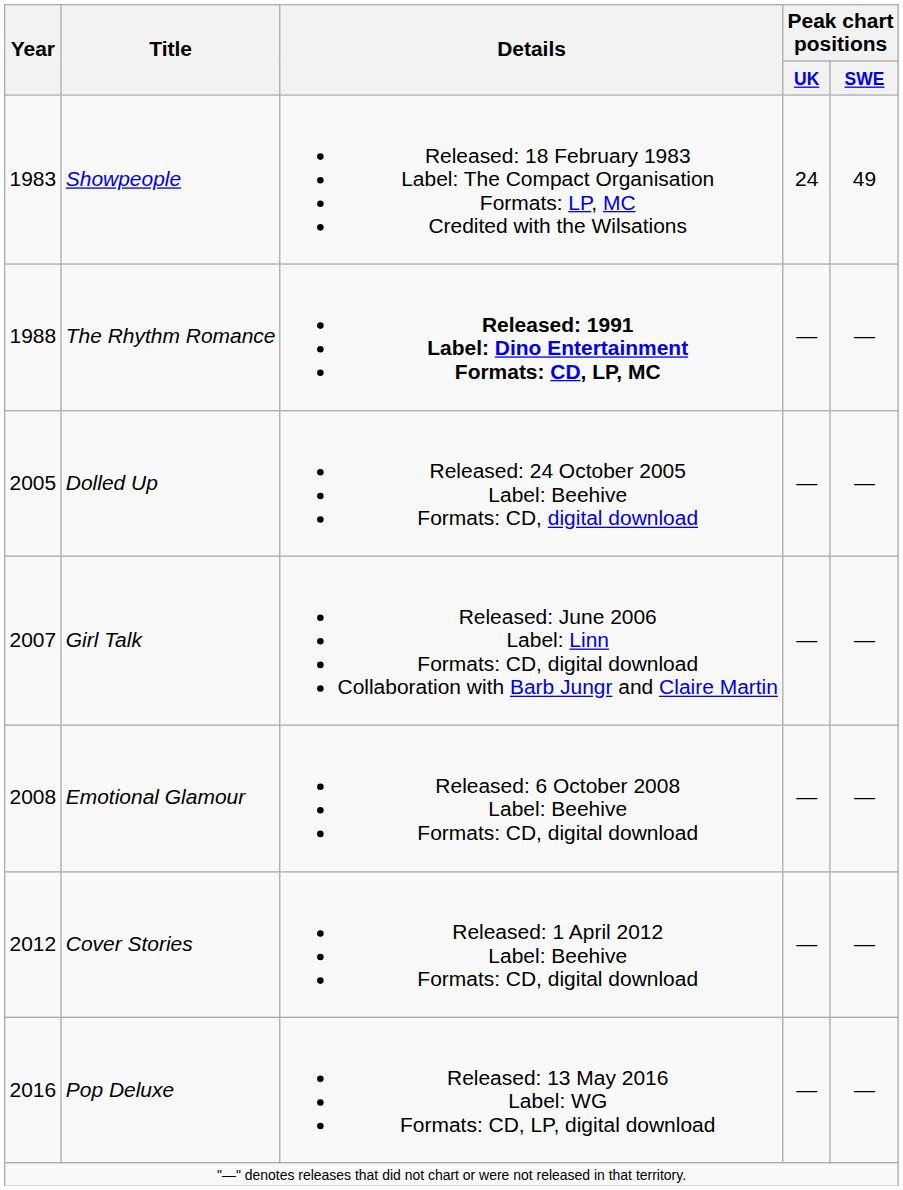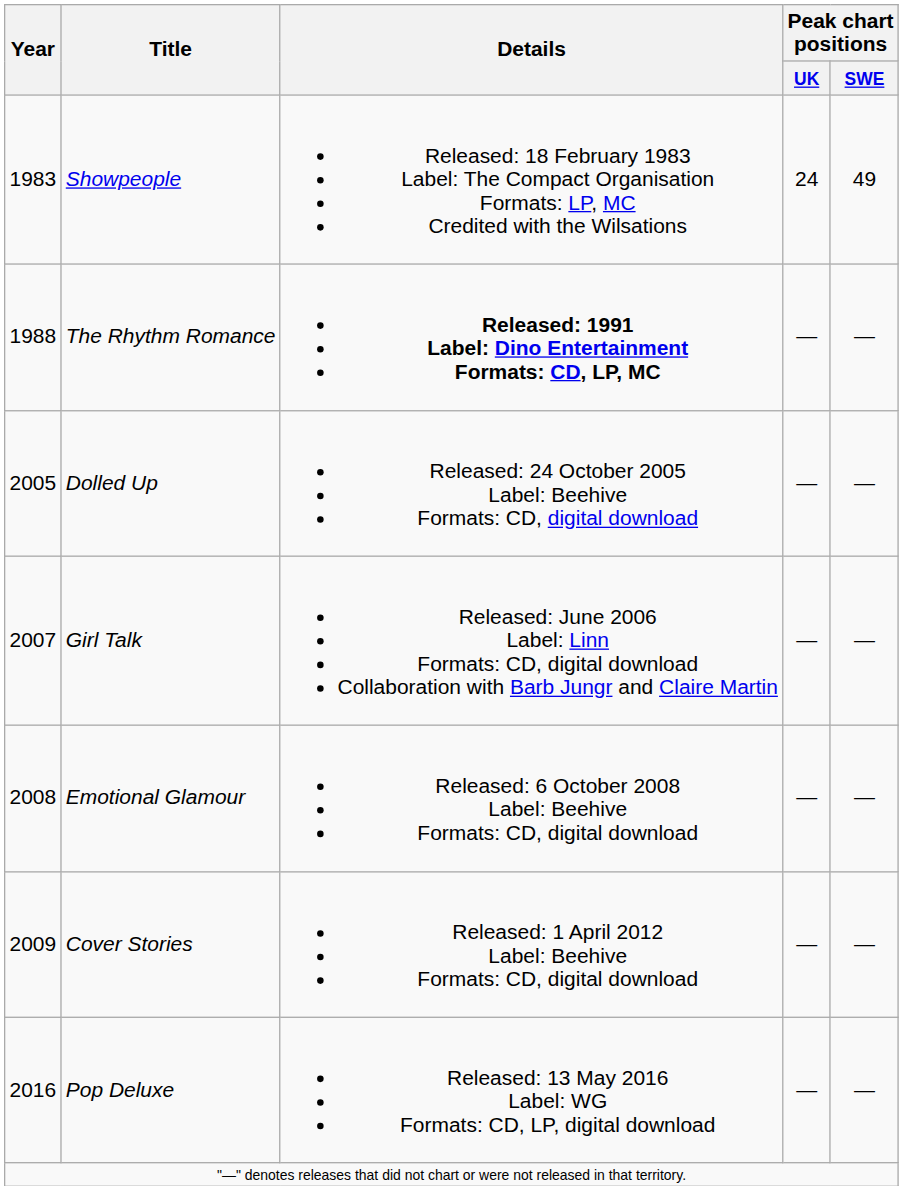(33, 944) 2012 -> (33, 944) 2009
